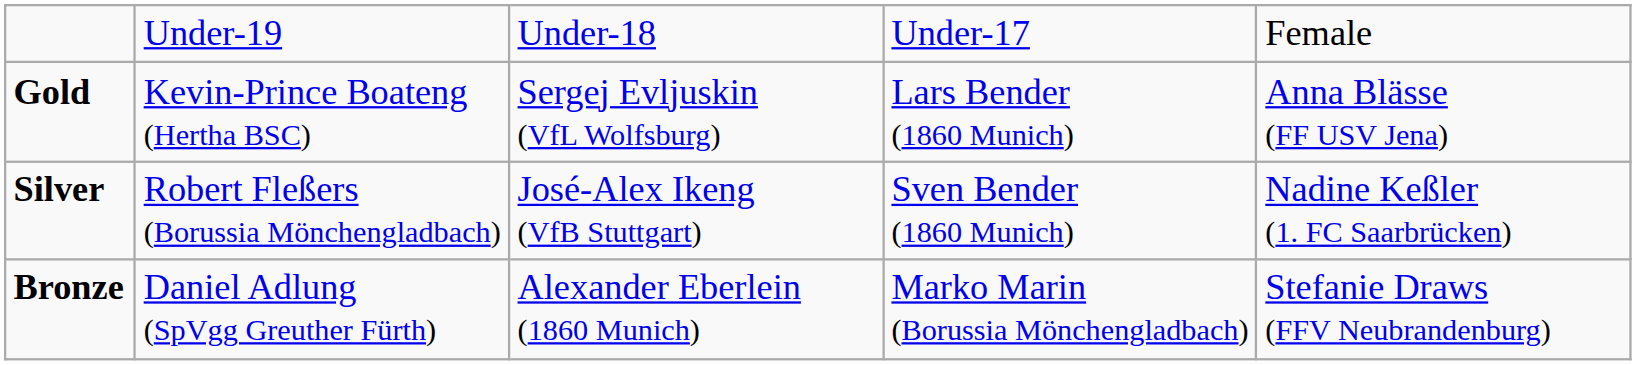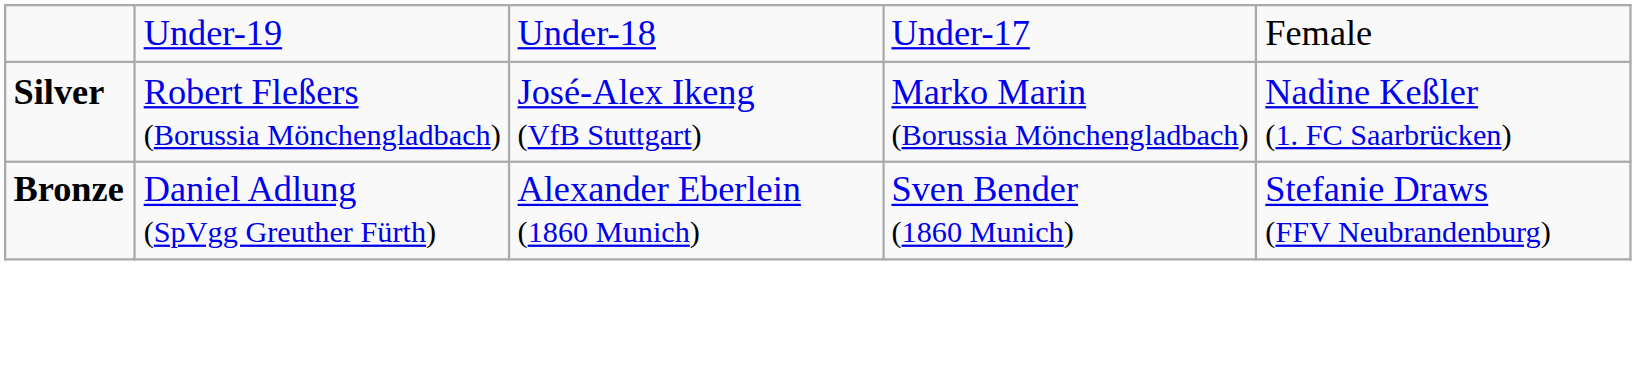- row: (52, 90)
(985, 209) Sven Bender (1860 Munich) -> (1070, 111) Marko Marin (Borussia Mönchengladbach)
(1070, 308) Marko Marin (Borussia Mönchengladbach) -> (985, 209) Sven Bender (1860 Munich)
